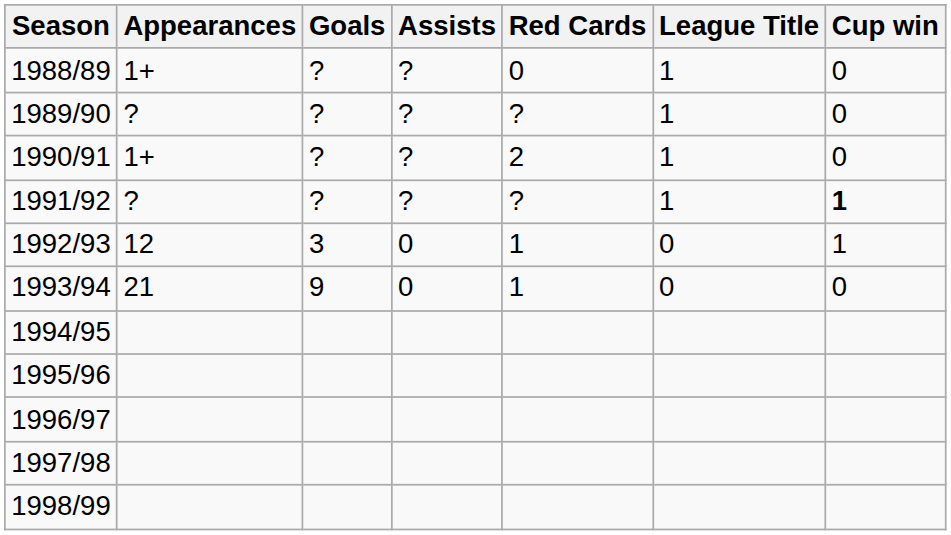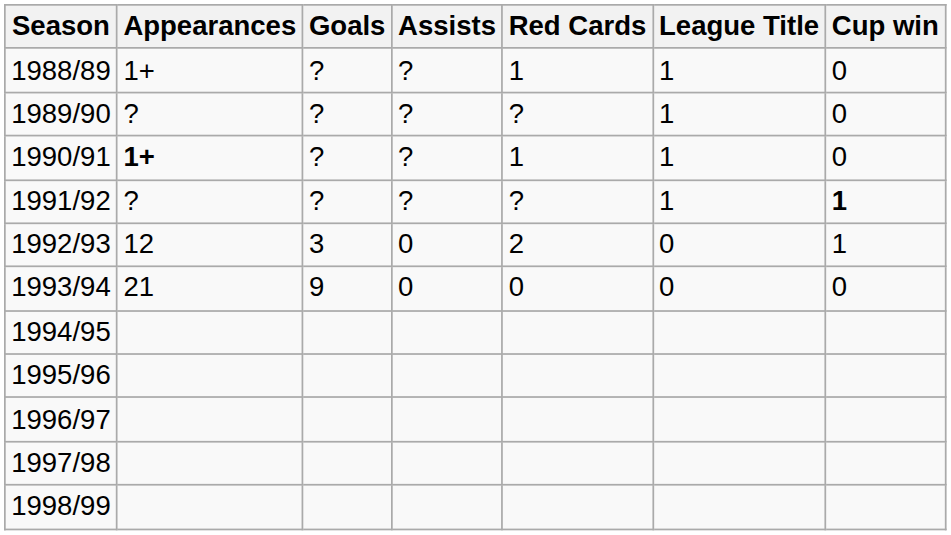(516, 69) 0 -> (516, 69) 1
(139, 157) normal -> (139, 157) bold
(516, 157) 2 -> (516, 157) 1
(516, 244) 1 -> (516, 244) 2
(516, 288) 1 -> (516, 288) 0
